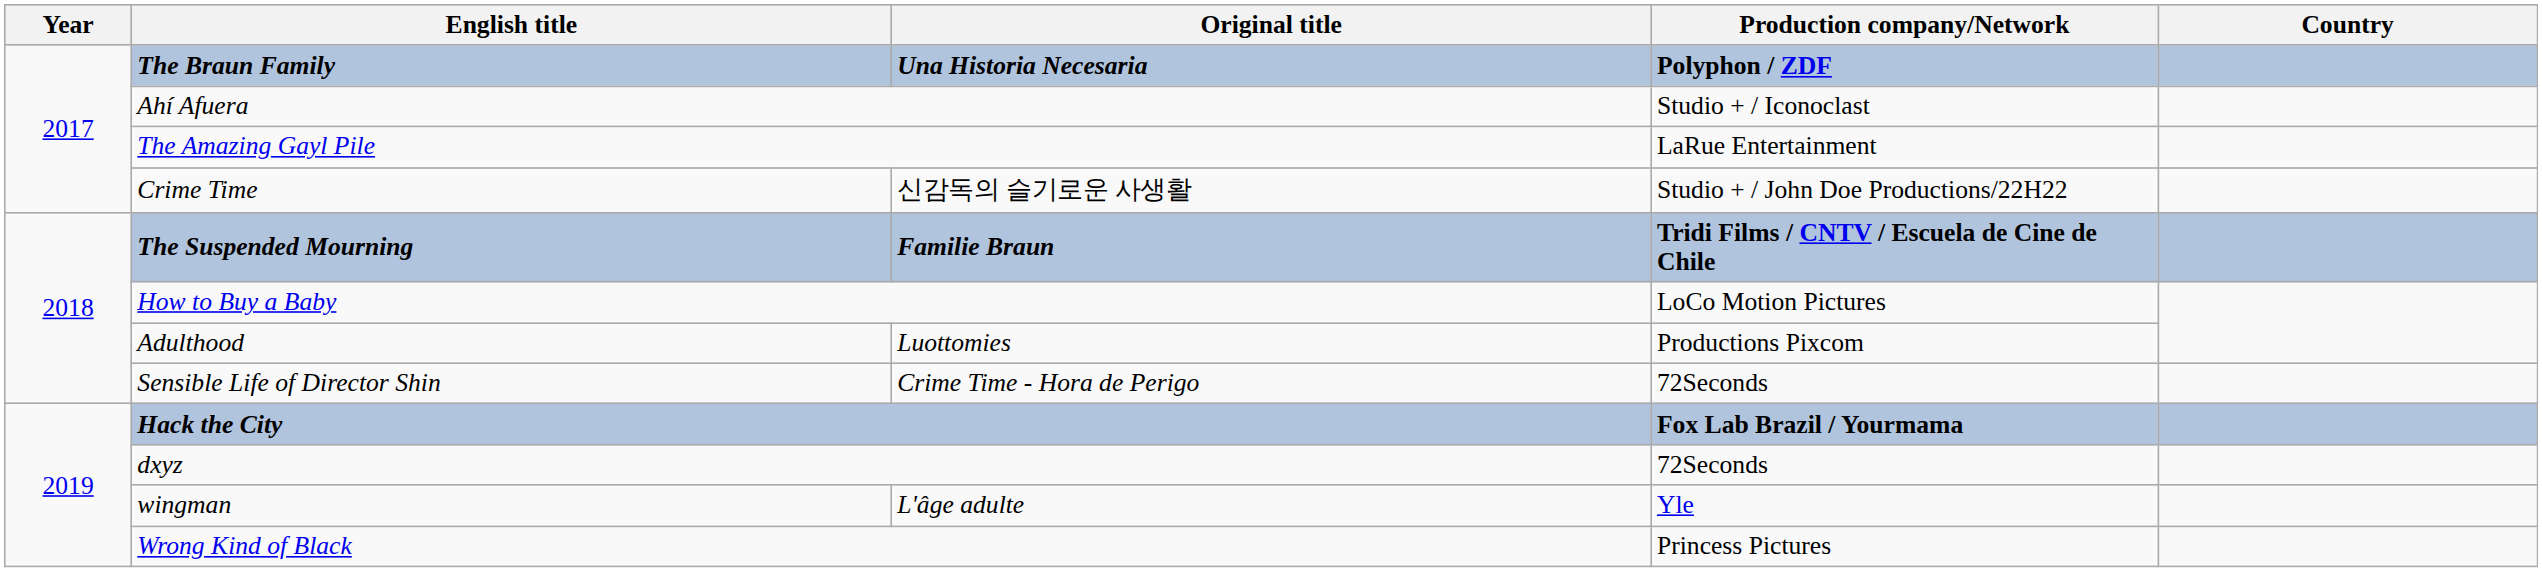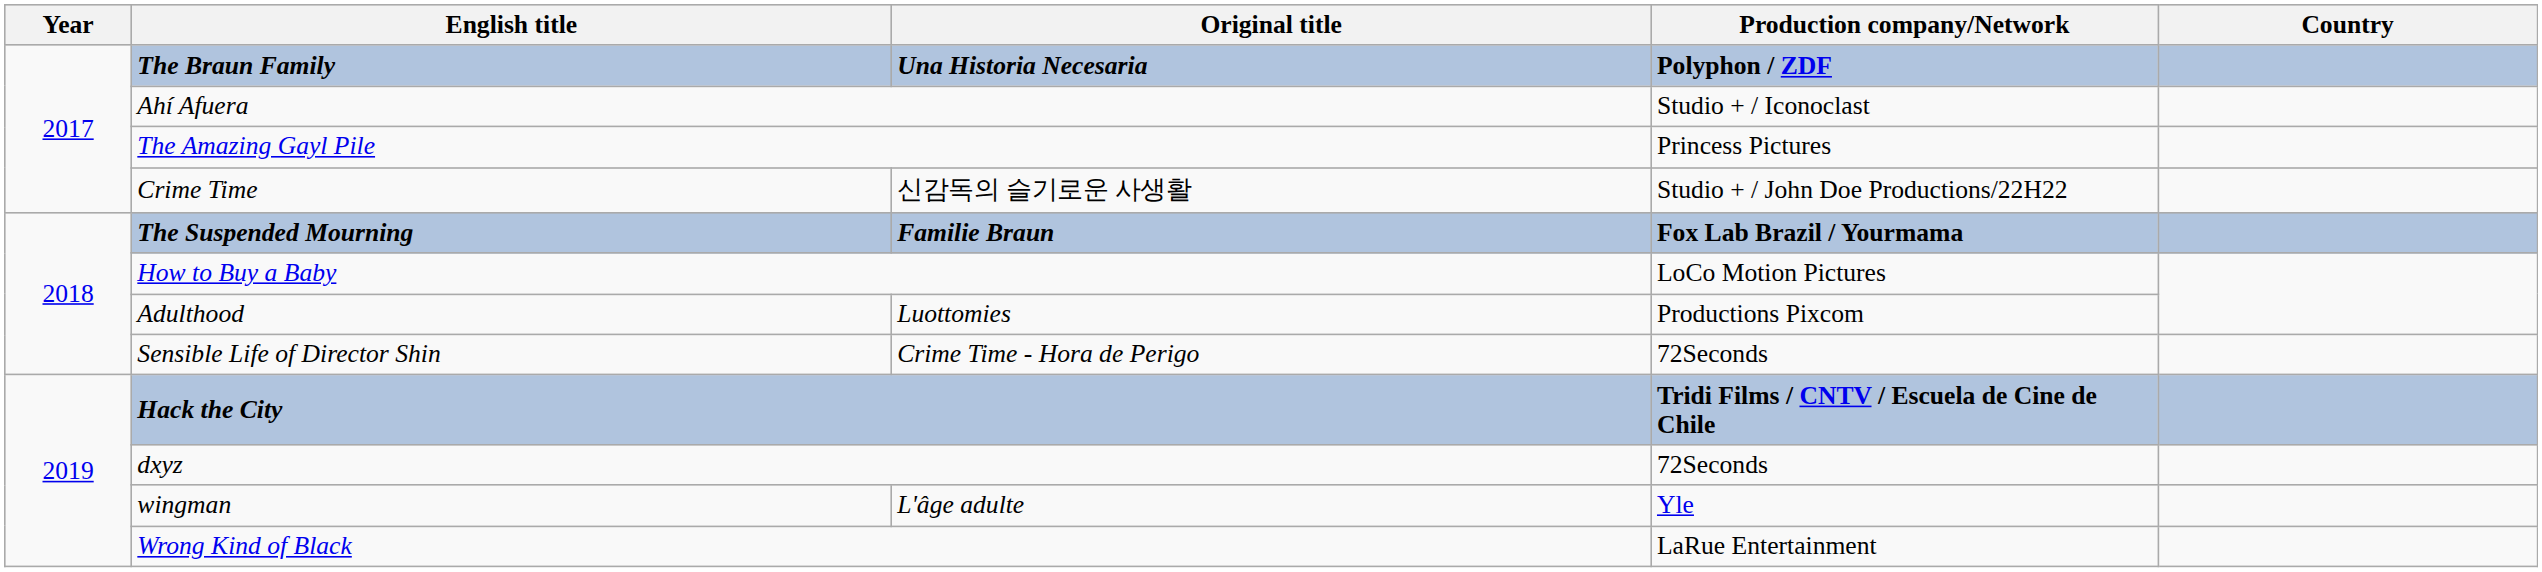(1767, 146) LaRue Entertainment -> (1744, 146) Princess Pictures
(1877, 246) Tridi Films / CNTV / Escuela de Cine de Chile -> (1810, 232) Fox Lab Brazil / Yourmama
(1810, 423) Fox Lab Brazil / Yourmama -> (1877, 409) Tridi Films / CNTV / Escuela de Cine de Chile
(1744, 545) Princess Pictures -> (1767, 545) LaRue Entertainment
